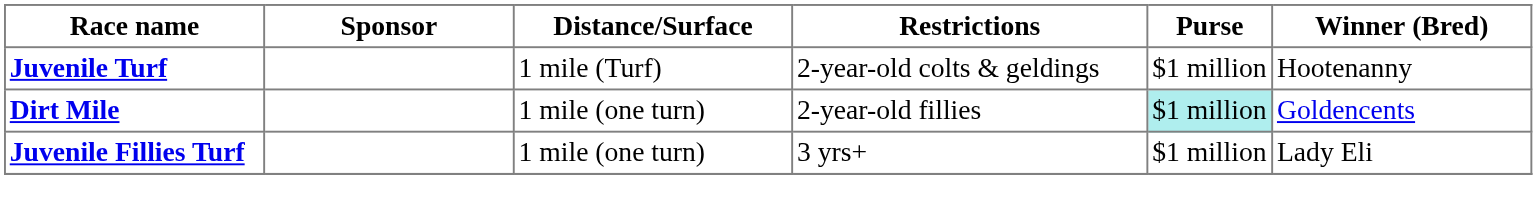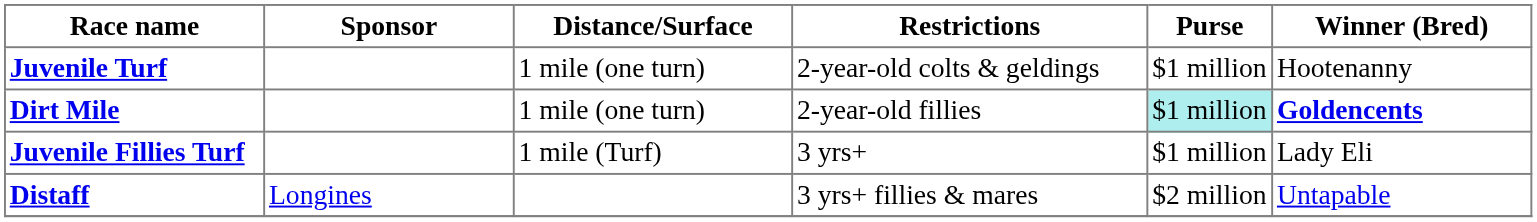(590, 67) 1 mile (Turf) -> (612, 67) 1 mile (one turn)
(1346, 110) normal -> (1350, 110) bold
(612, 152) 1 mile (one turn) -> (590, 152) 1 mile (Turf)
+ row: (50, 194)
